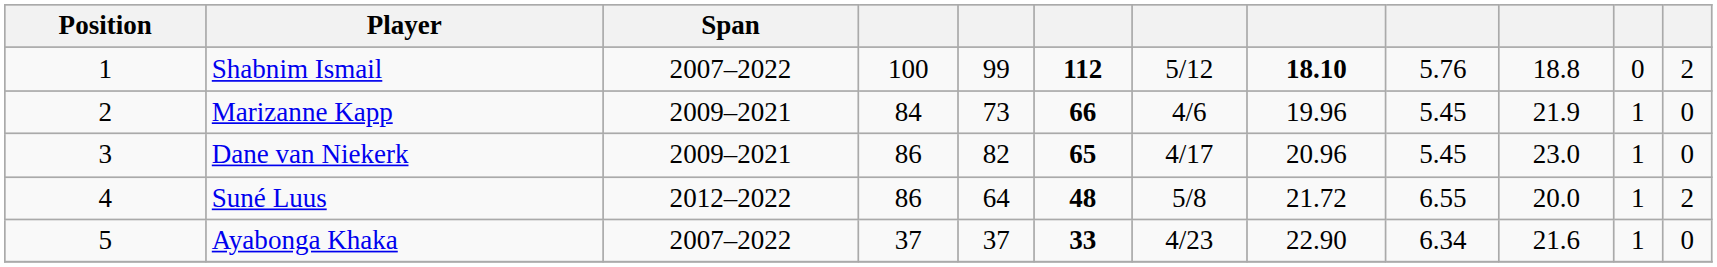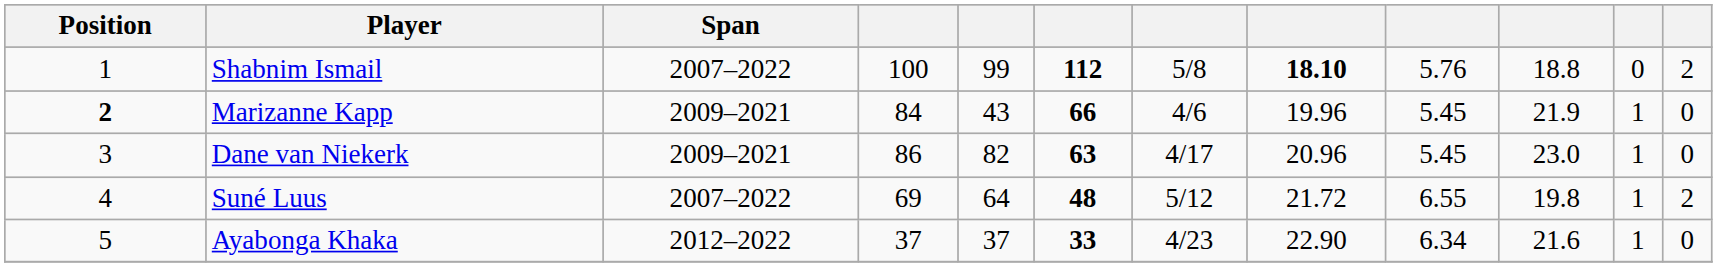(1189, 68) 5/12 -> (1189, 68) 5/8
(105, 111) normal -> (105, 111) bold
(996, 111) 73 -> (996, 111) 43
(1083, 154) 65 -> (1083, 154) 63
(730, 197) 2012–2022 -> (730, 197) 2007–2022
(908, 197) 86 -> (908, 197) 69
(1189, 197) 5/8 -> (1189, 197) 5/12
(1556, 197) 20.0 -> (1556, 197) 19.8
(730, 240) 2007–2022 -> (730, 240) 2012–2022
